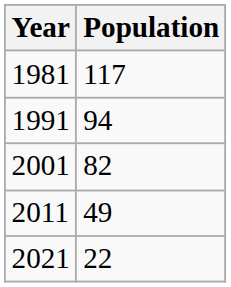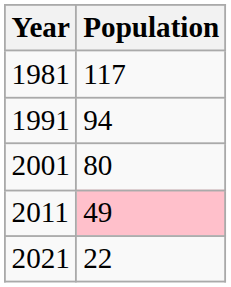(98, 166) 82 -> (98, 166) 80
(98, 212) no background -> (98, 212) pink background
